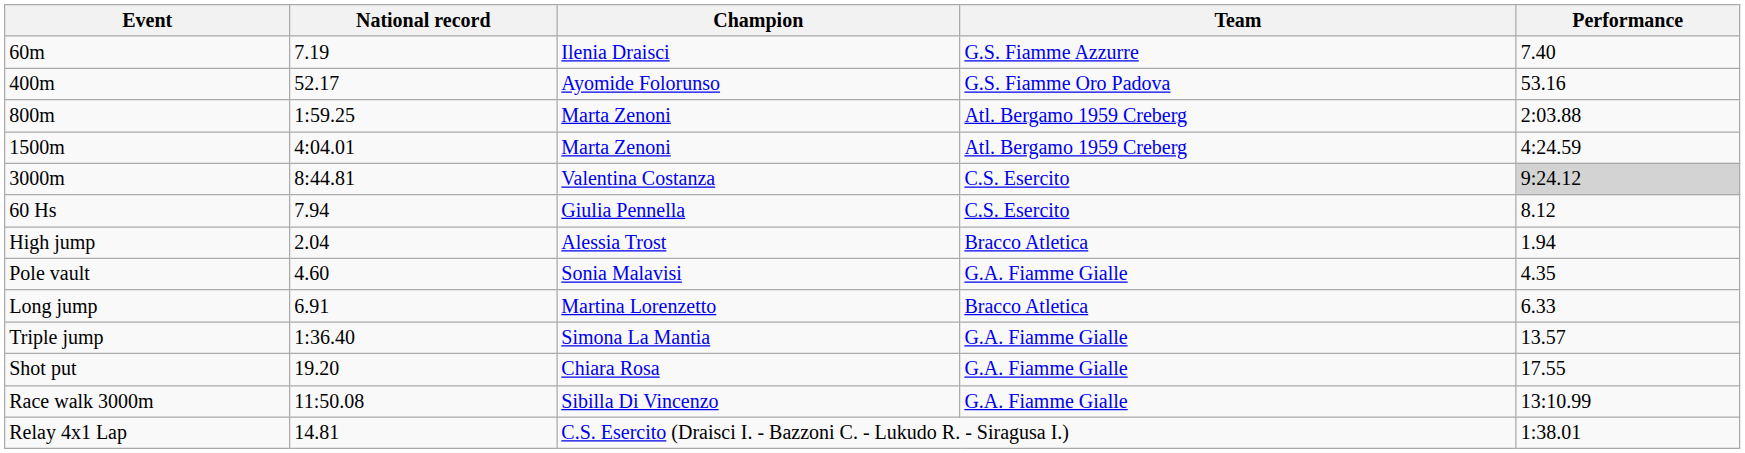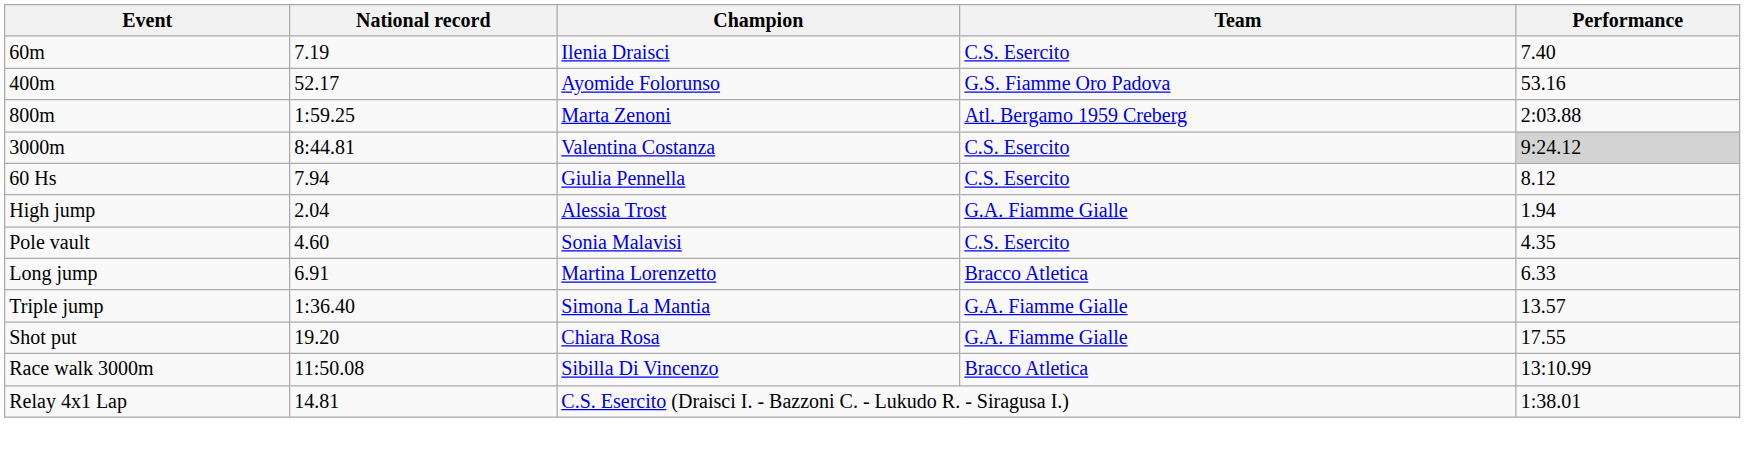(1052, 52) G.S. Fiamme Azzurre -> (1017, 52) C.S. Esercito
- row: (37, 147)
(1026, 242) Bracco Atletica -> (1046, 210) G.A. Fiamme Gialle
(1046, 274) G.A. Fiamme Gialle -> (1017, 242) C.S. Esercito
(1046, 400) G.A. Fiamme Gialle -> (1026, 369) Bracco Atletica
